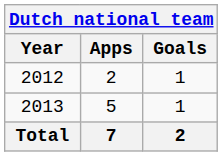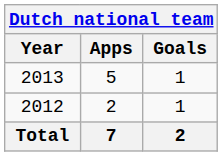rows swapped: (42, 78) <-> (42, 107)
